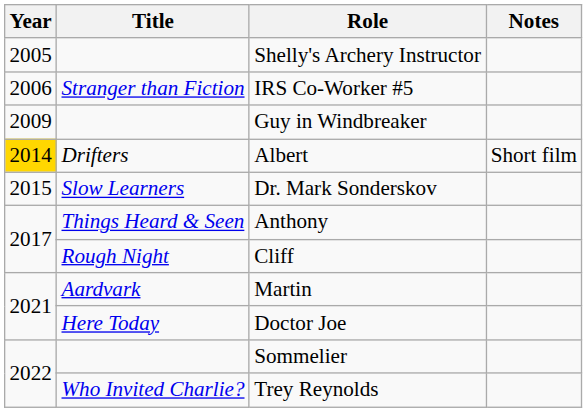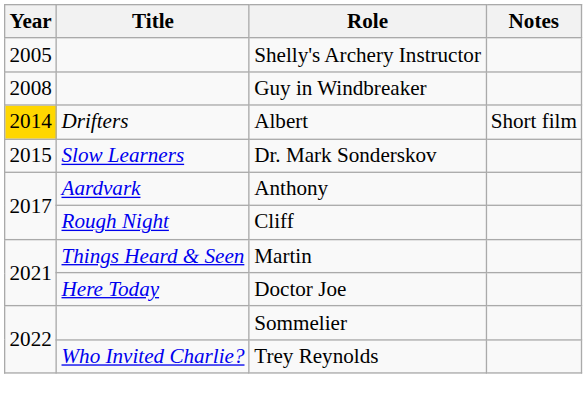- row: (334, 88)
(31, 121) 2009 -> (31, 88) 2008
(153, 222) Things Heard & Seen -> (101, 188) Aardvark
(101, 289) Aardvark -> (153, 255) Things Heard & Seen
